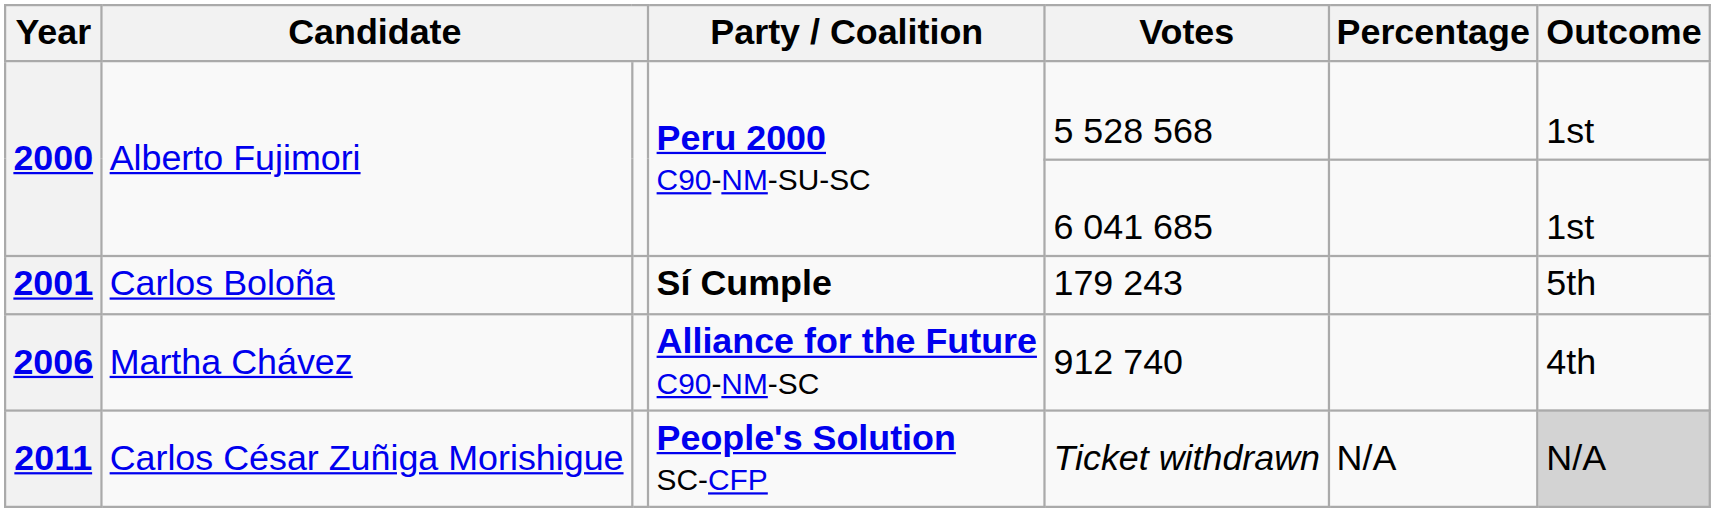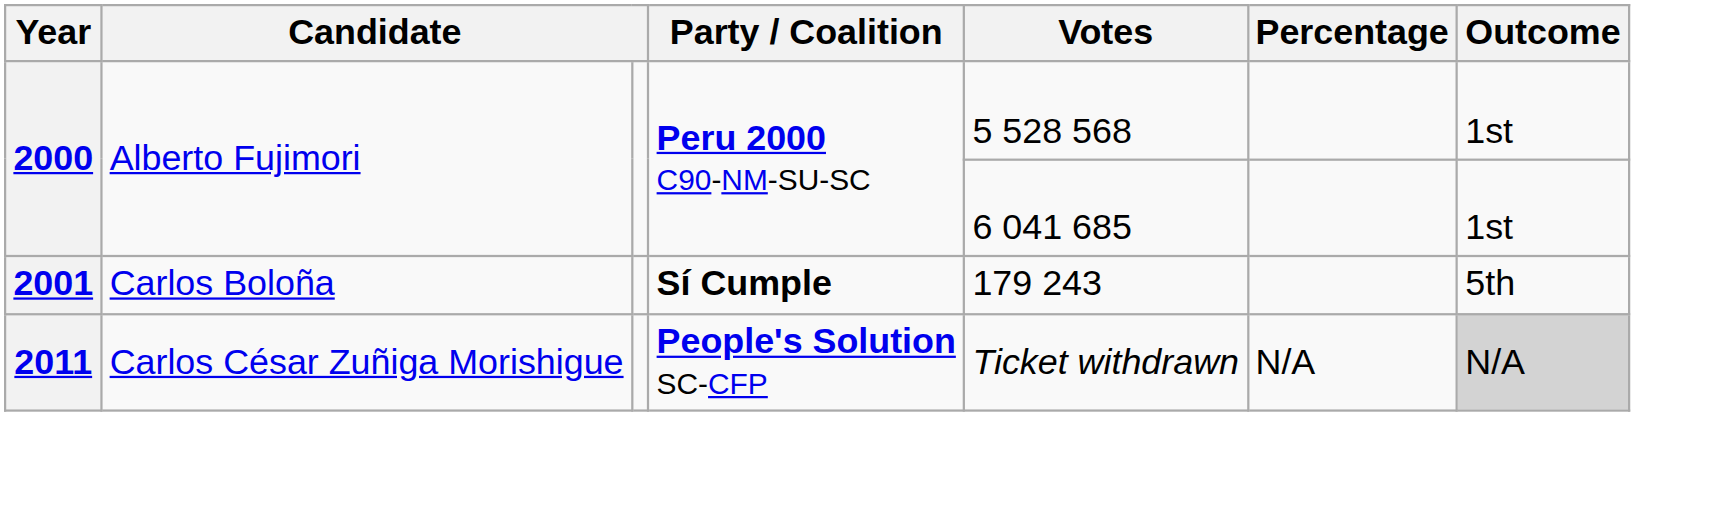- row: (53, 361)
